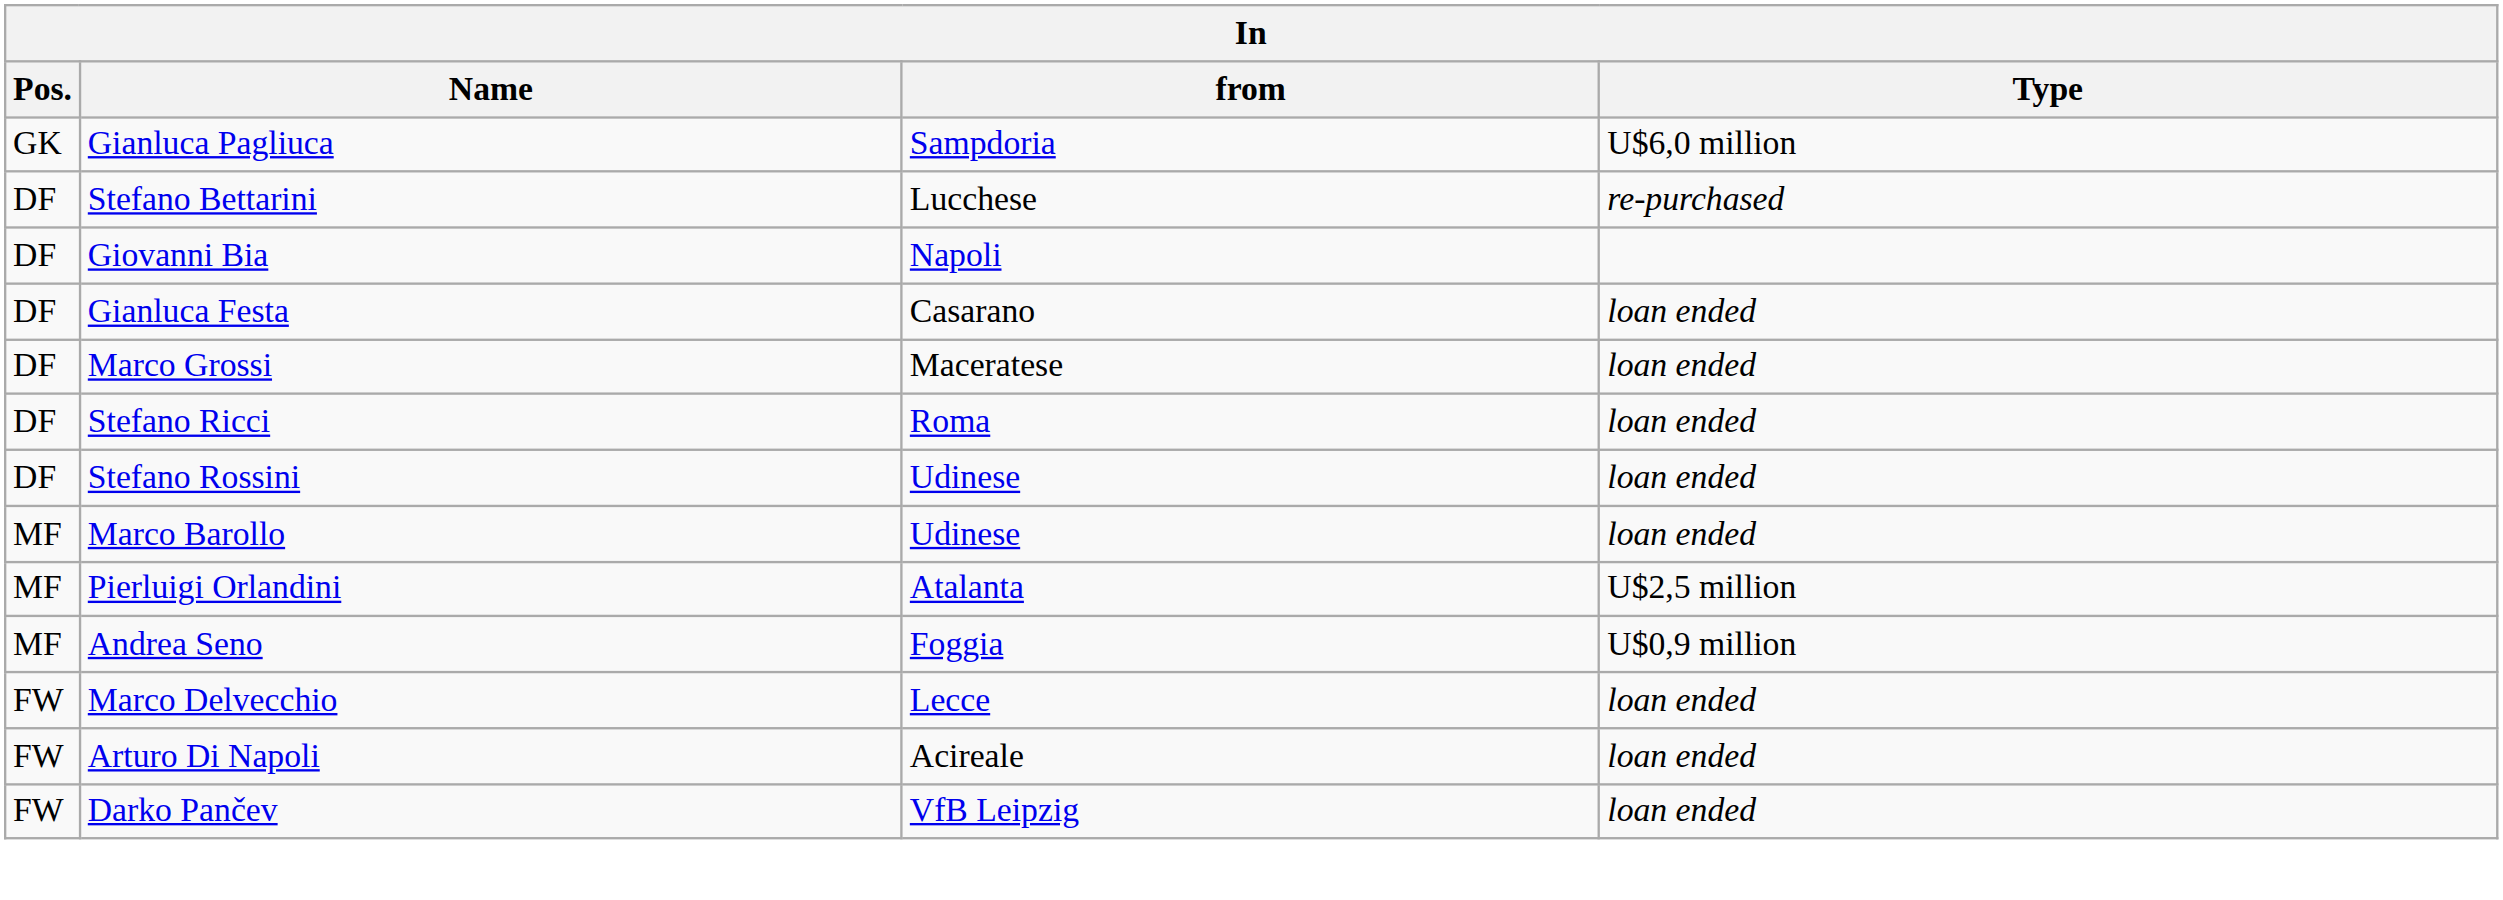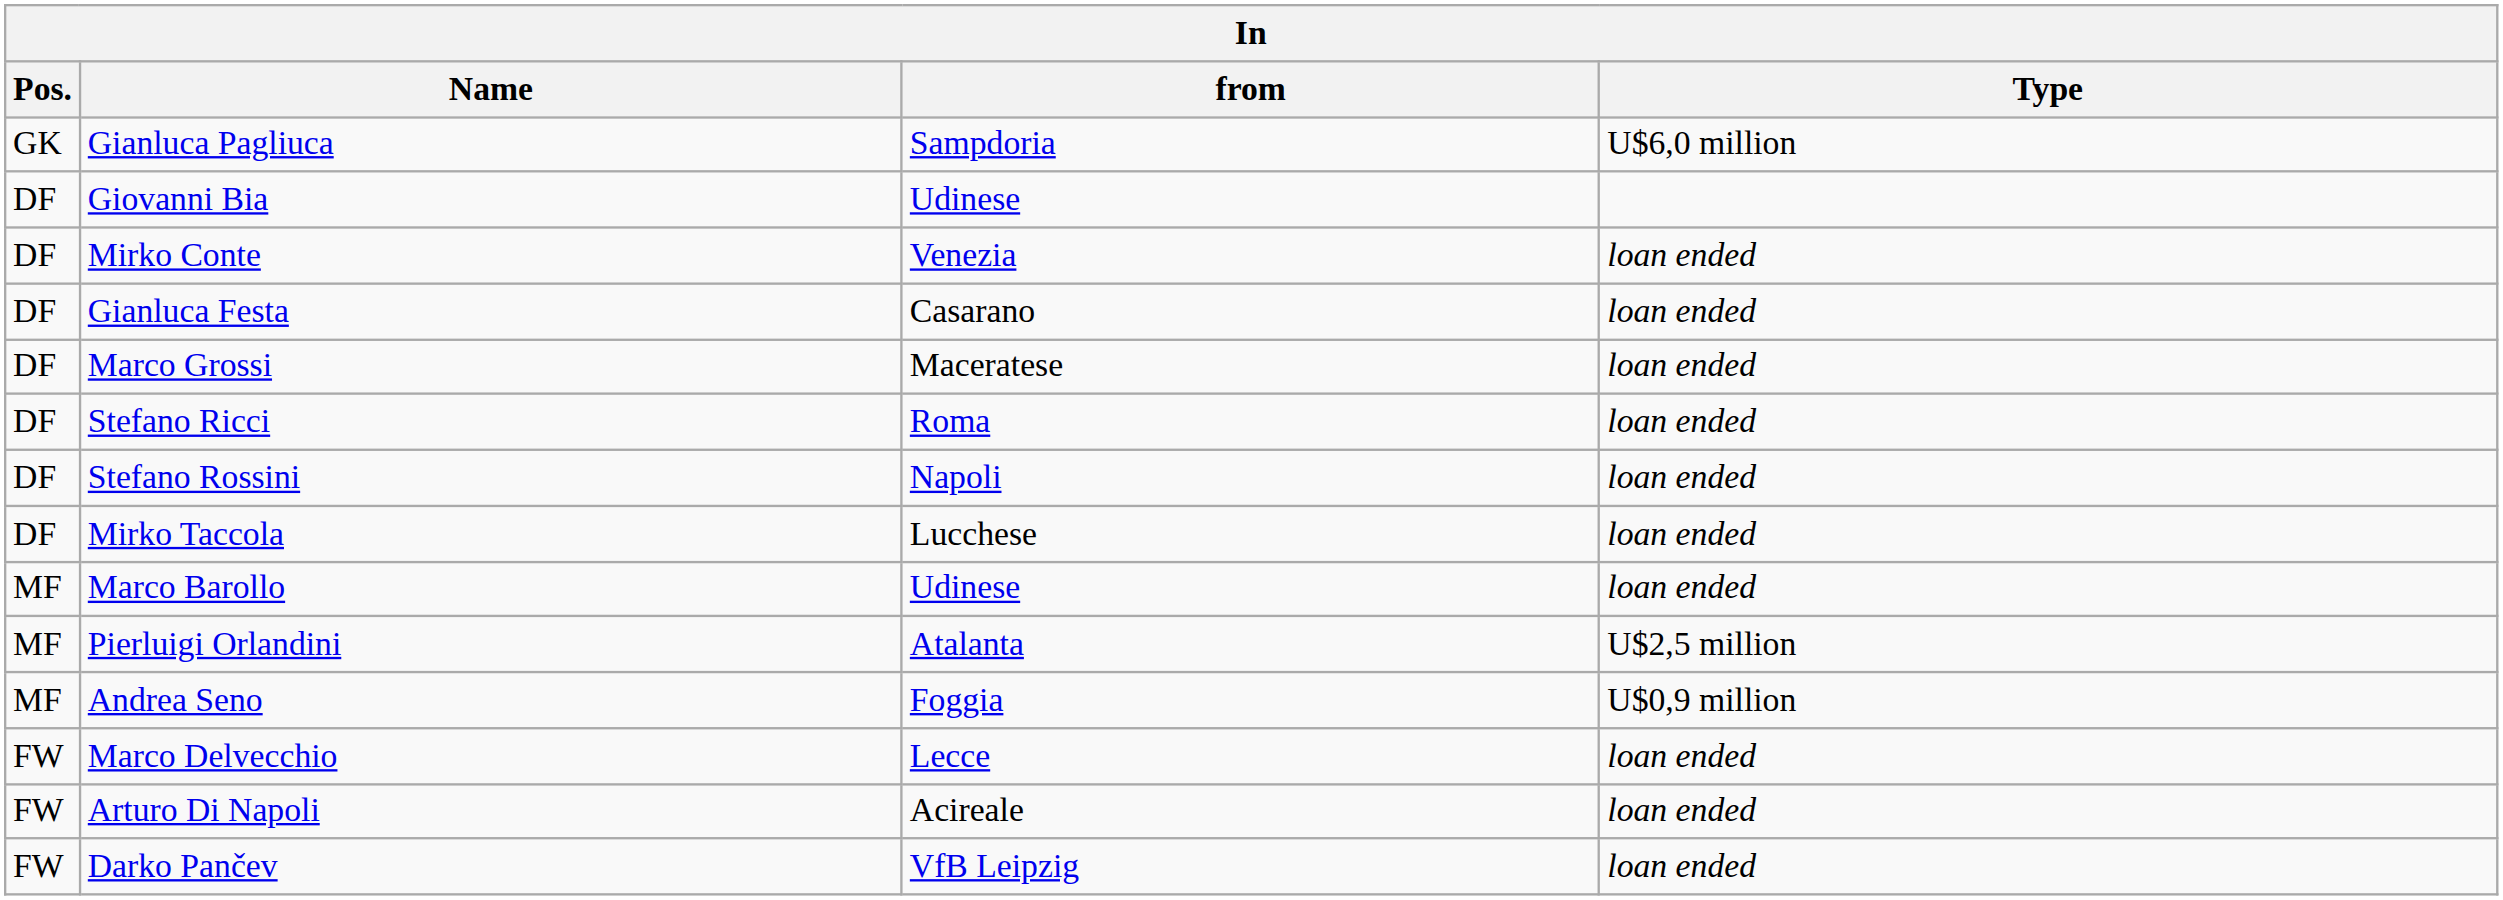- row: (202, 199)
(956, 254) Napoli -> (965, 199) Udinese
+ row: (174, 254)
(965, 477) Udinese -> (956, 477) Napoli
+ row: (186, 532)
